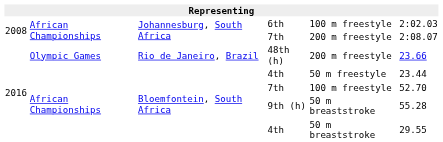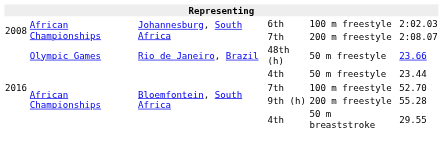(351, 56) 200 m freestyle -> (348, 56) 50 m freestyle
(342, 106) 50 m breaststroke -> (351, 101) 200 m freestyle
